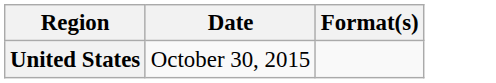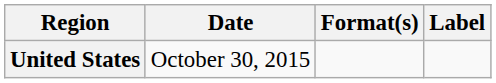+ column: (457, 22)
